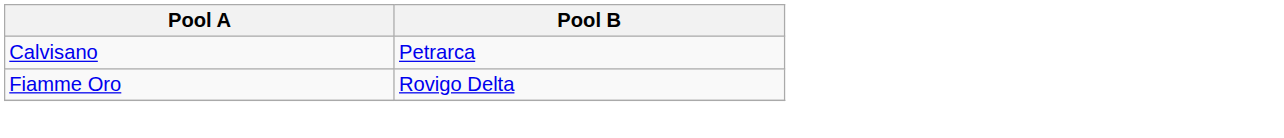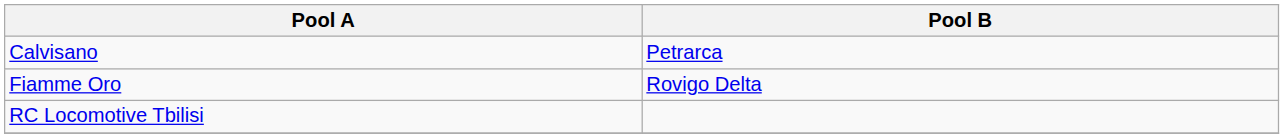+ row: (107, 116)
